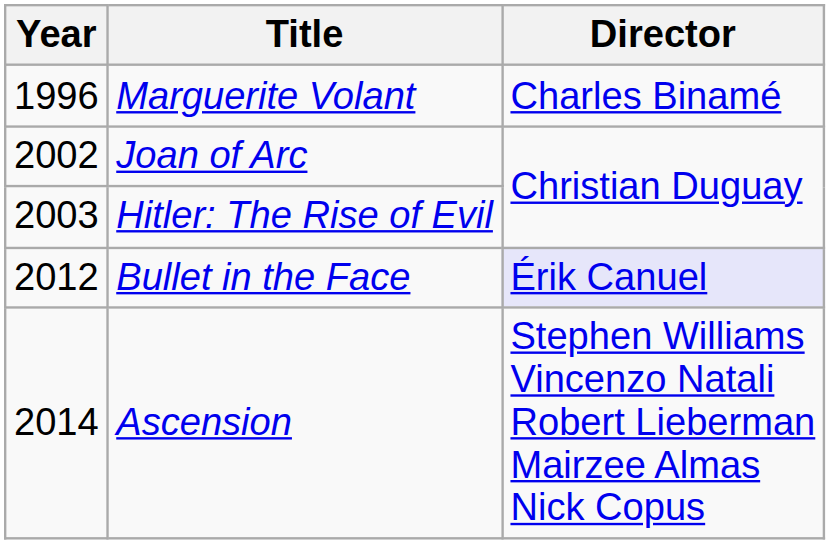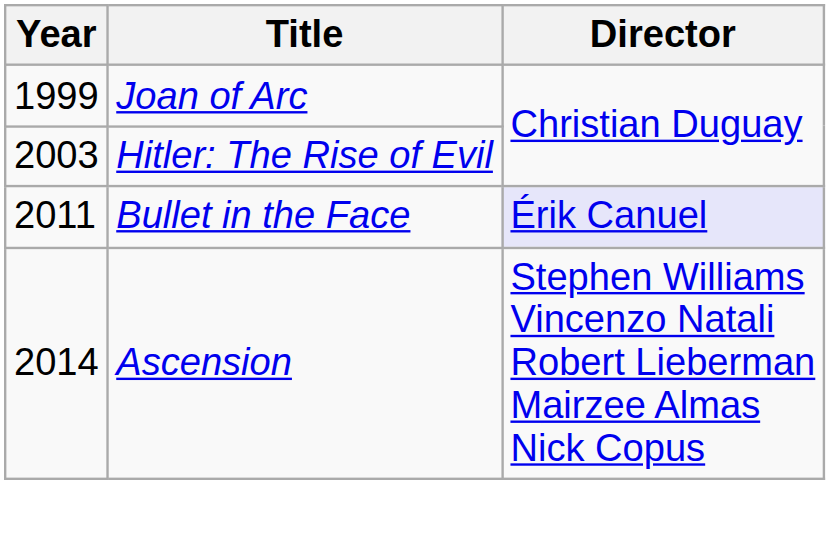- row: (266, 95)
(56, 155) 2002 -> (56, 95) 1999
(56, 276) 2012 -> (55, 215) 2011
